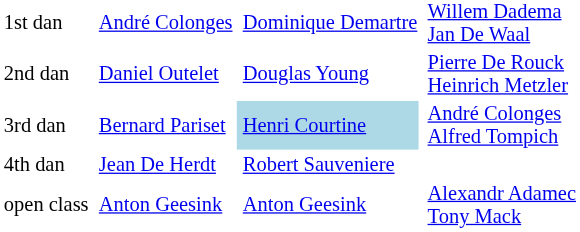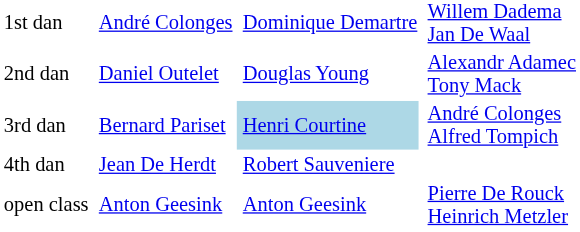(495, 73) Pierre De Rouck Heinrich Metzler -> (499, 73) Alexandr Adamec Tony Mack
(499, 204) Alexandr Adamec Tony Mack -> (495, 204) Pierre De Rouck Heinrich Metzler
